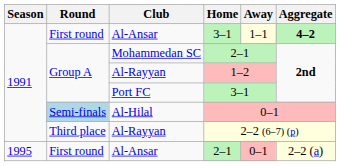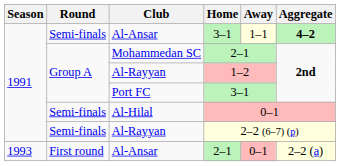(76, 33) First round -> (78, 33) Semi-finals
(78, 111) lightblue background -> (78, 111) no background
(77, 131) Third place -> (78, 131) Semi-finals
(20, 151) 1995 -> (20, 151) 1993
